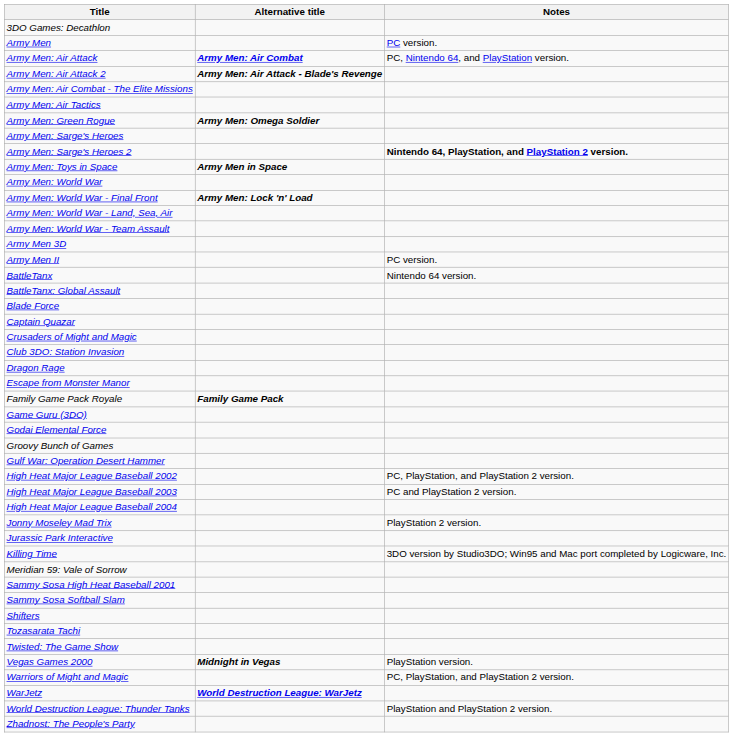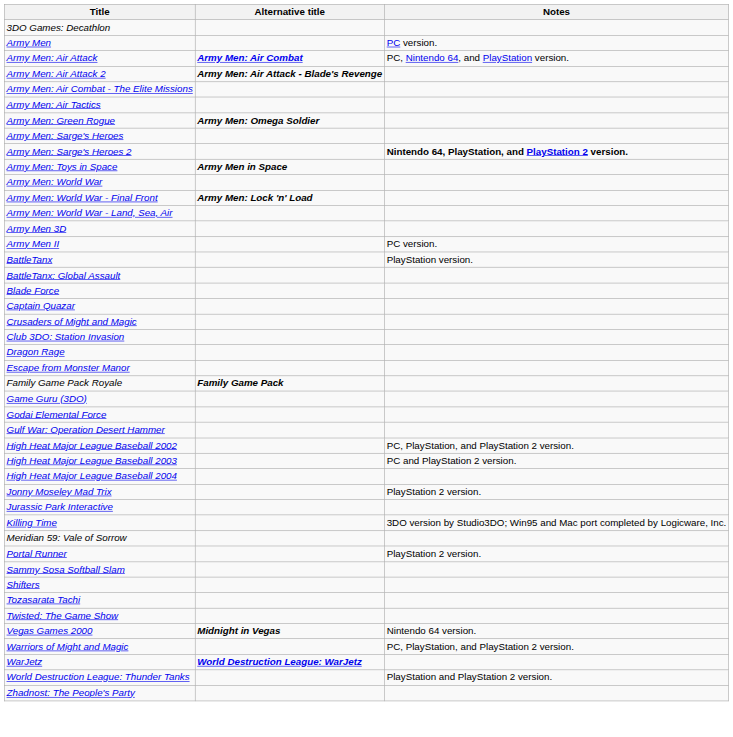- row: (88, 228)
(431, 275) Nintendo 64 version. -> (430, 259) PlayStation version.
- row: (60, 445)
+ row: (37, 553)
- row: (91, 584)
(430, 662) PlayStation version. -> (431, 631) Nintendo 64 version.
